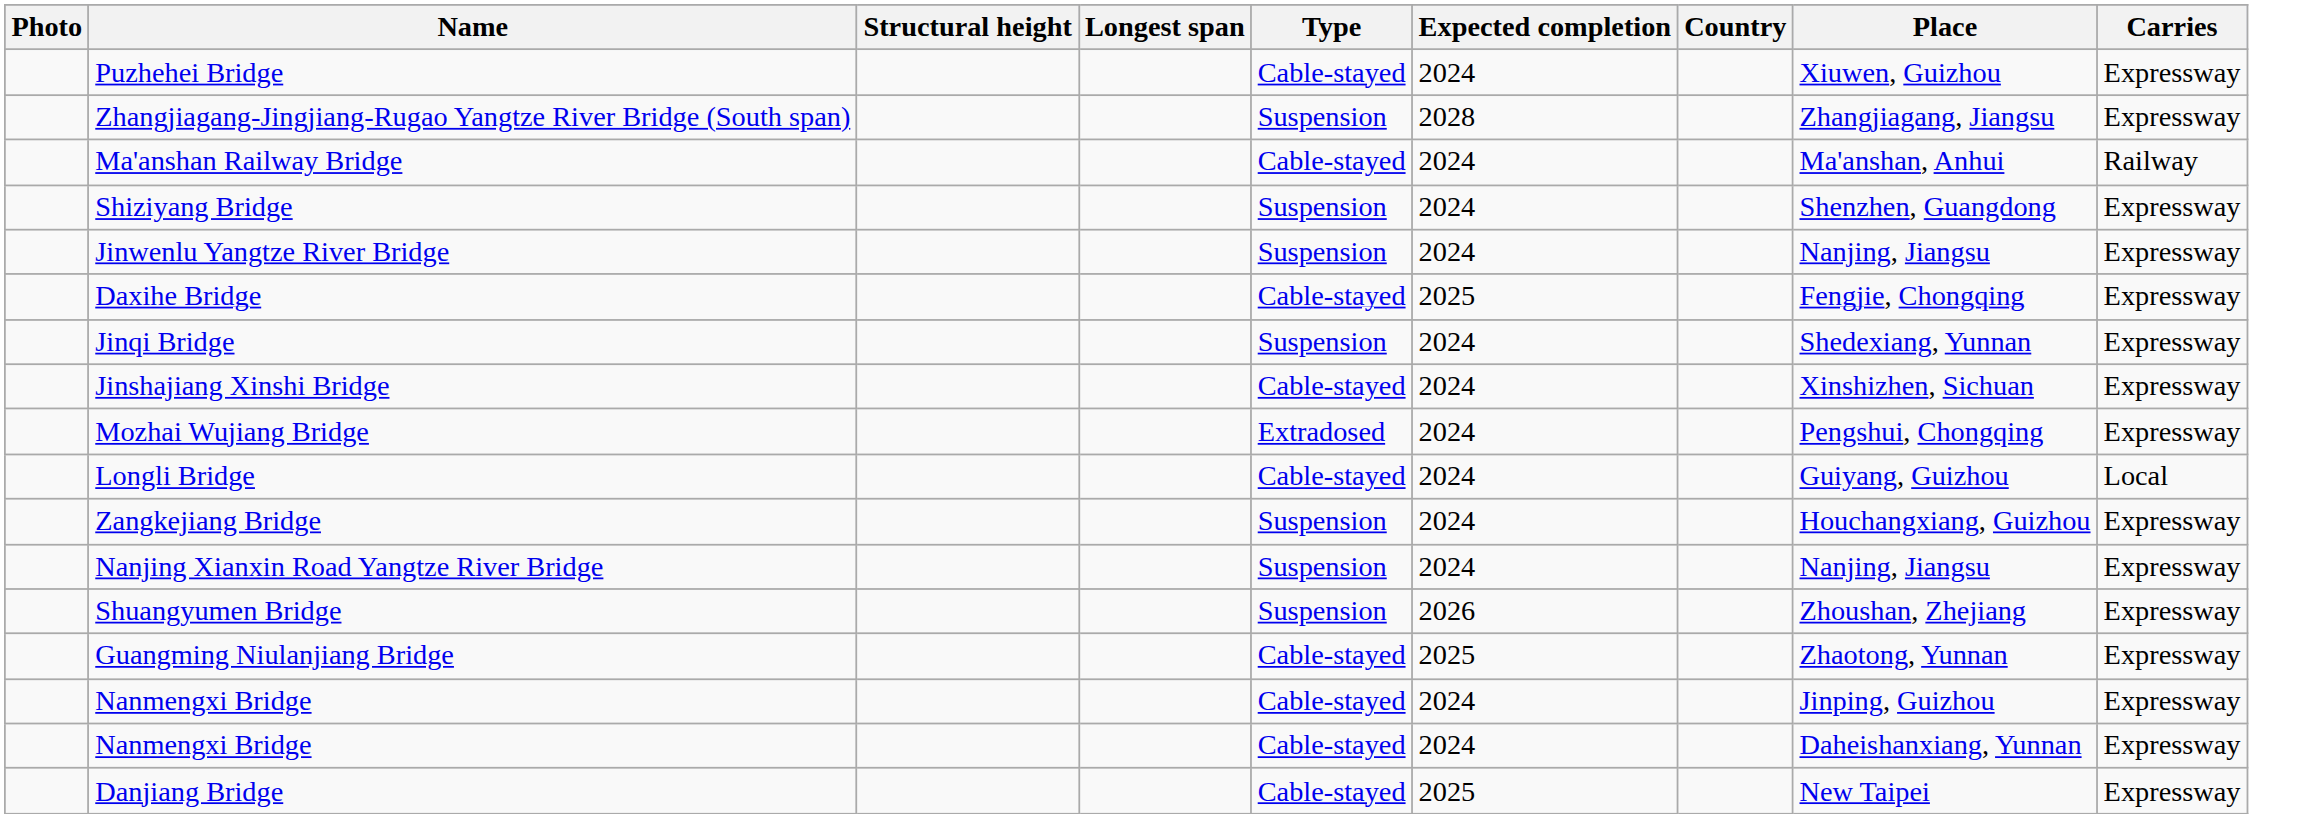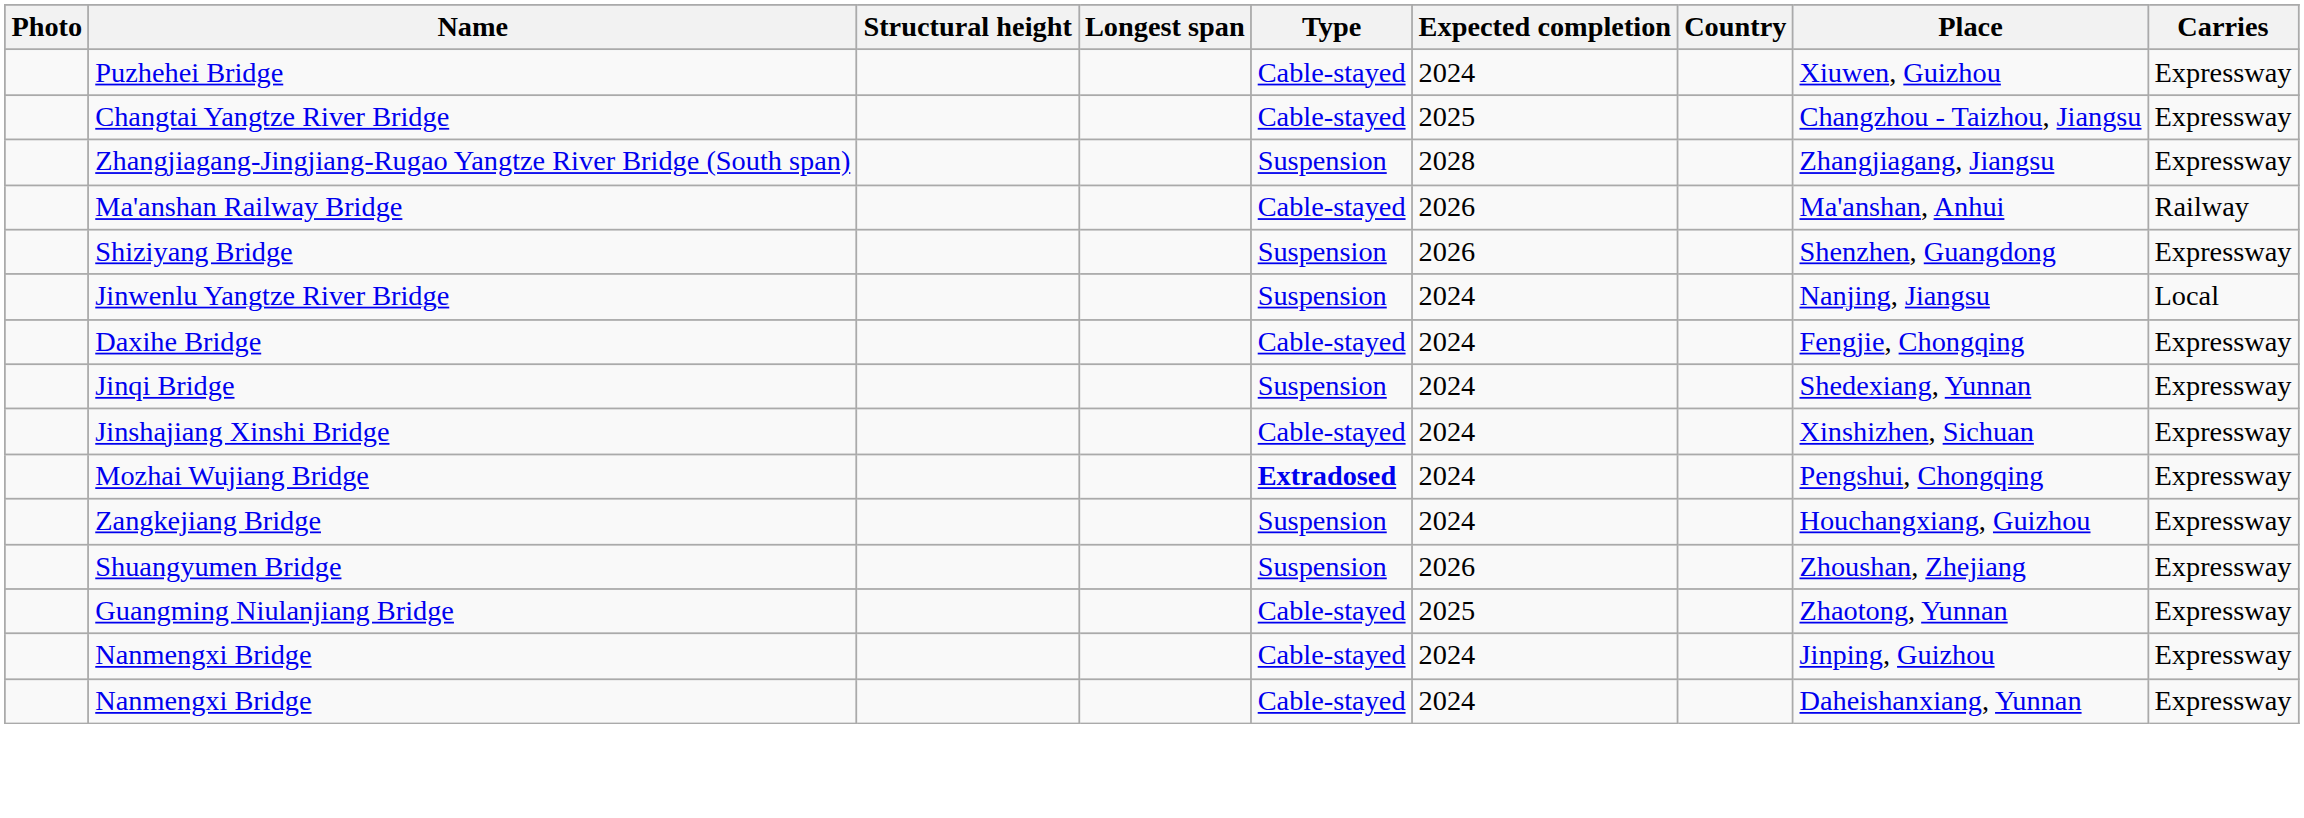+ row: (47, 117)
(1447, 161) 2024 -> (1447, 206) 2026
(1447, 206) 2024 -> (1447, 251) 2026
(2172, 251) Expressway -> (2187, 296) Local
(1447, 296) 2025 -> (1447, 341) 2024
(1321, 431) normal -> (1327, 476) bold
- row: (47, 476)
- row: (47, 566)
- row: (47, 791)
